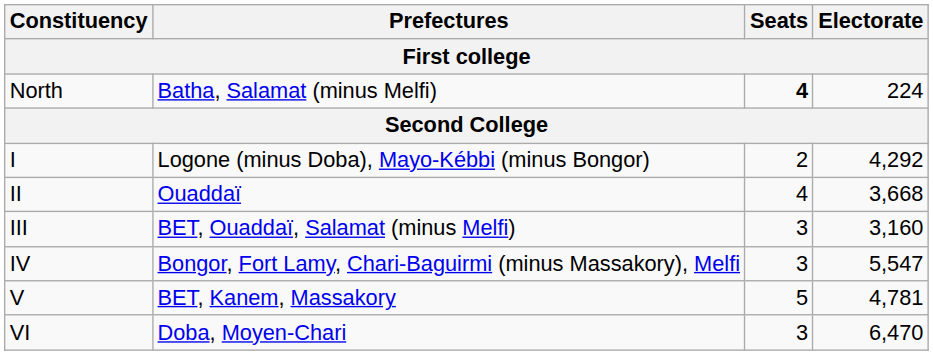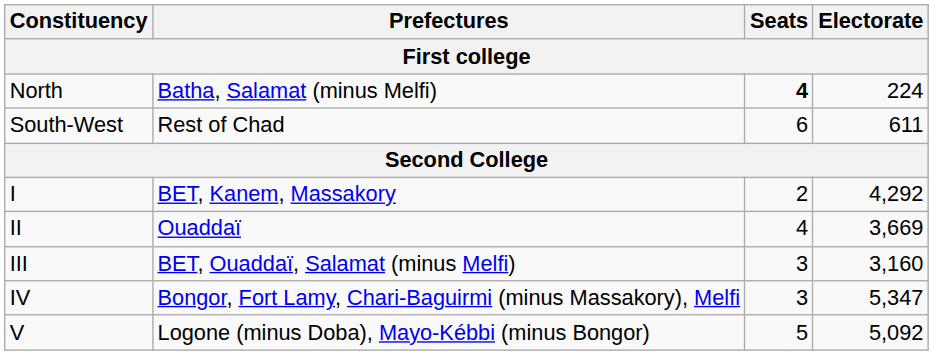+ row: (66, 125)
(404, 159) Logone (minus Doba), Mayo-Kébbi (minus Bongor) -> (277, 194) BET, Kanem, Massakory
(896, 194) 3,668 -> (896, 228) 3,669
(896, 263) 5,547 -> (896, 297) 5,347
(277, 297) BET, Kanem, Massakory -> (404, 332) Logone (minus Doba), Mayo-Kébbi (minus Bongor)
(896, 297) 4,781 -> (896, 332) 5,092
- row: (20, 332)
